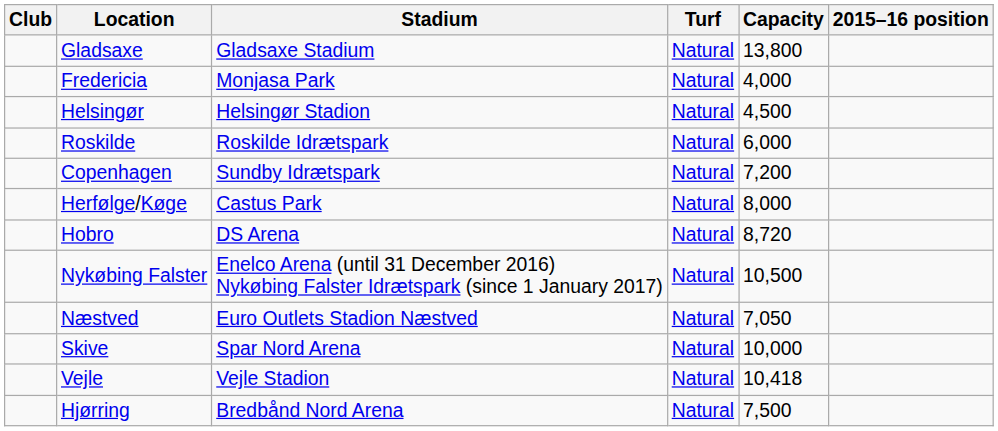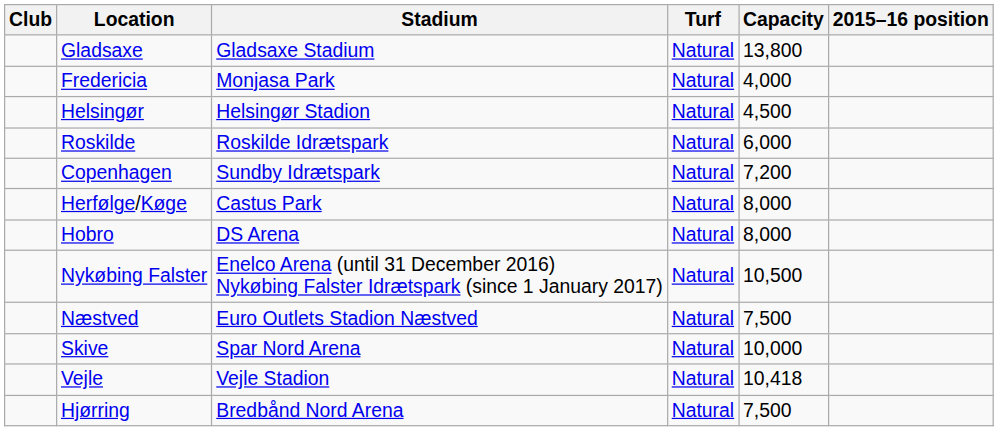(767, 234) 8,720 -> (767, 234) 8,000
(767, 317) 7,050 -> (767, 317) 7,500
